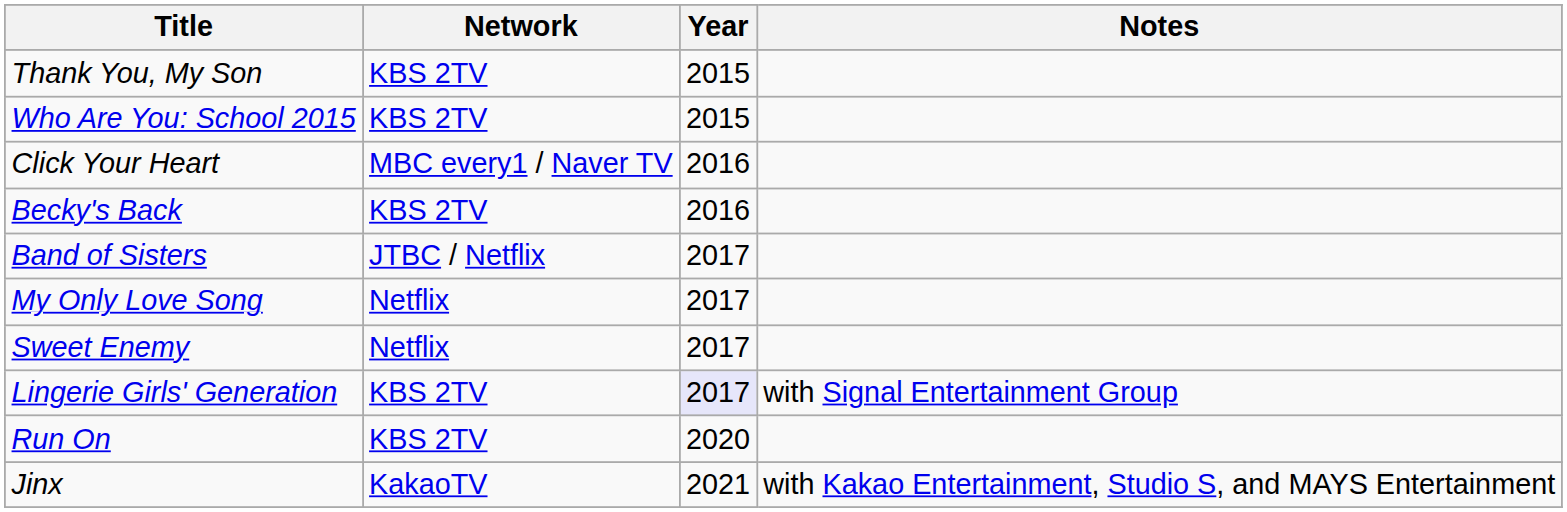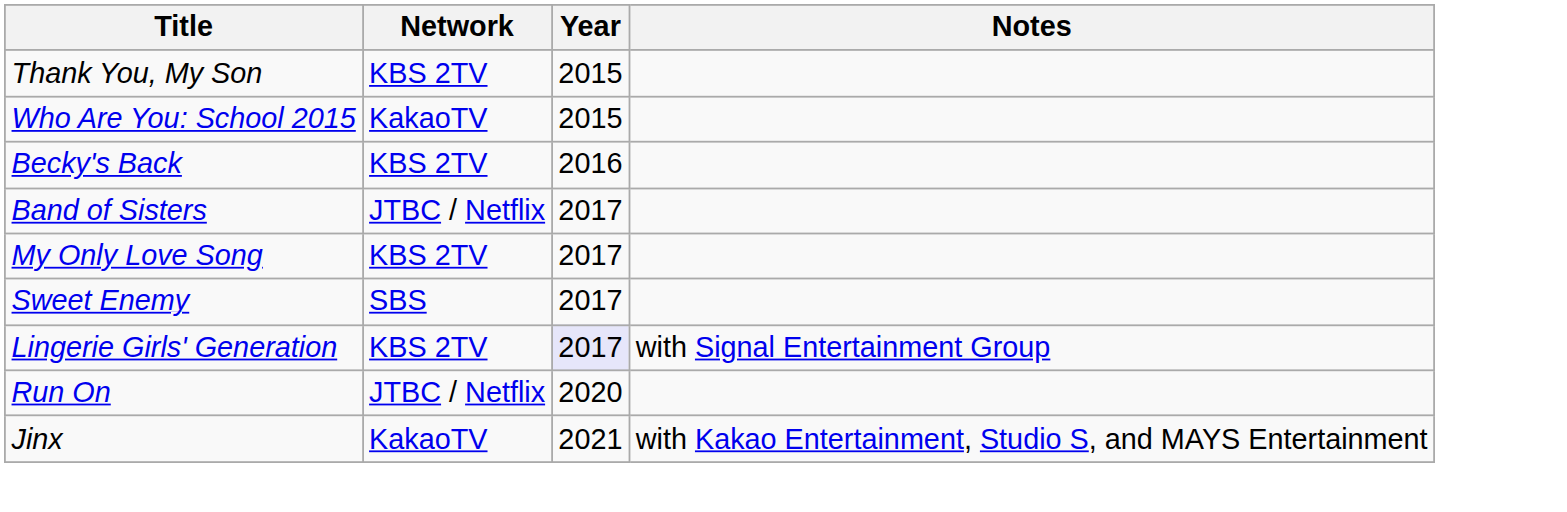(428, 118) KBS 2TV -> (428, 118) KakaoTV
- row: (115, 164)
(409, 301) Netflix -> (428, 255) KBS 2TV
(409, 347) Netflix -> (398, 301) SBS
(428, 438) KBS 2TV -> (457, 392) JTBC / Netflix
